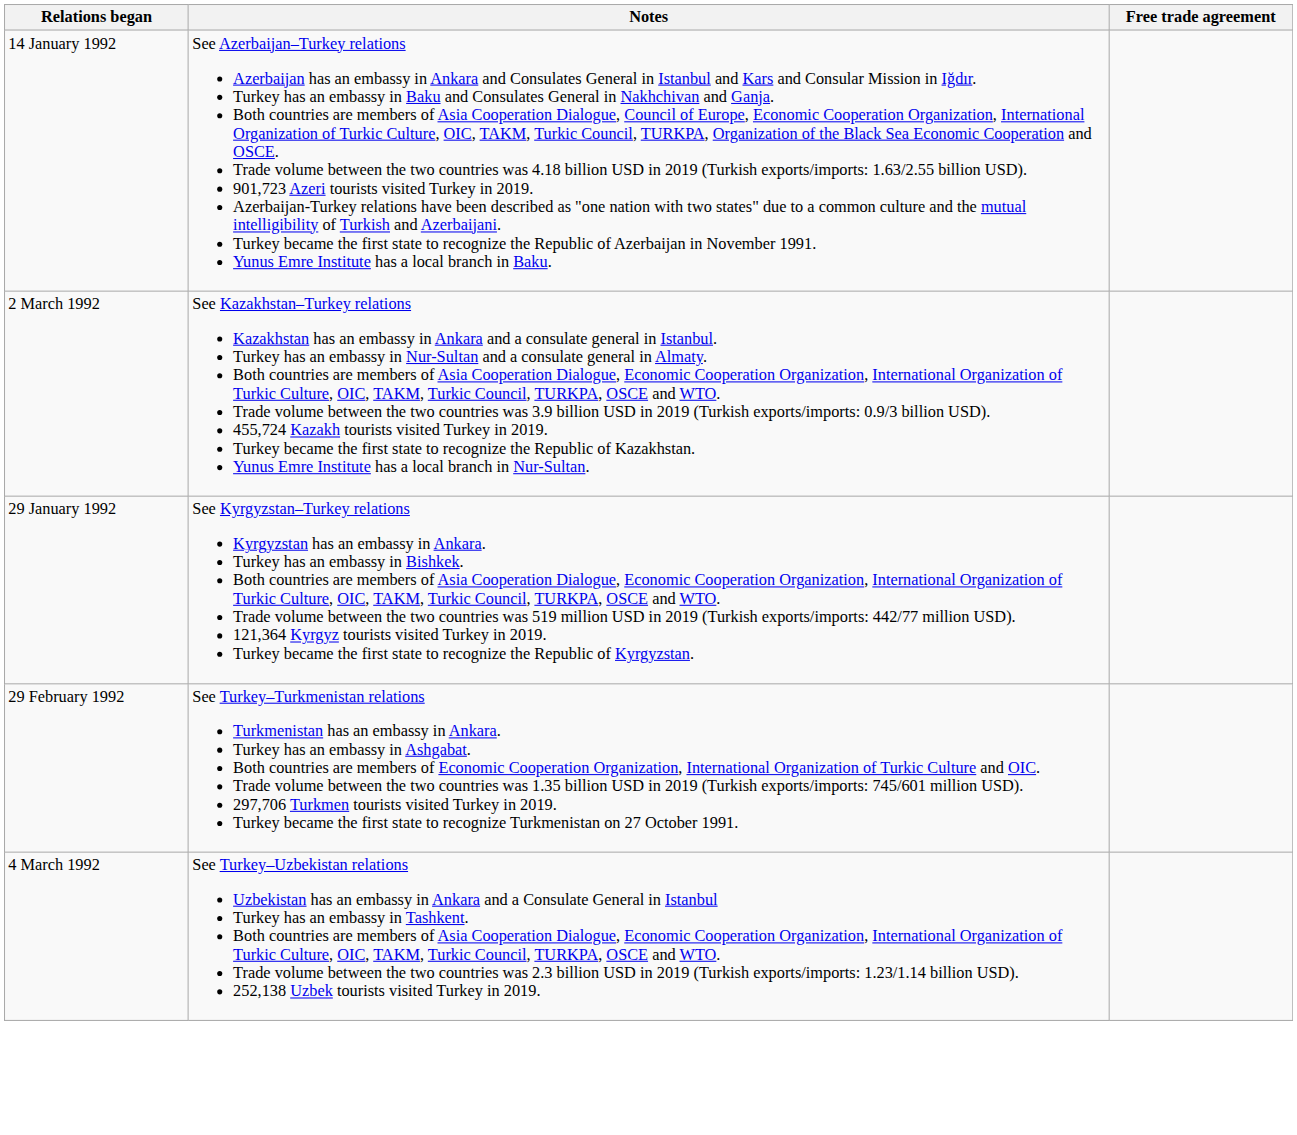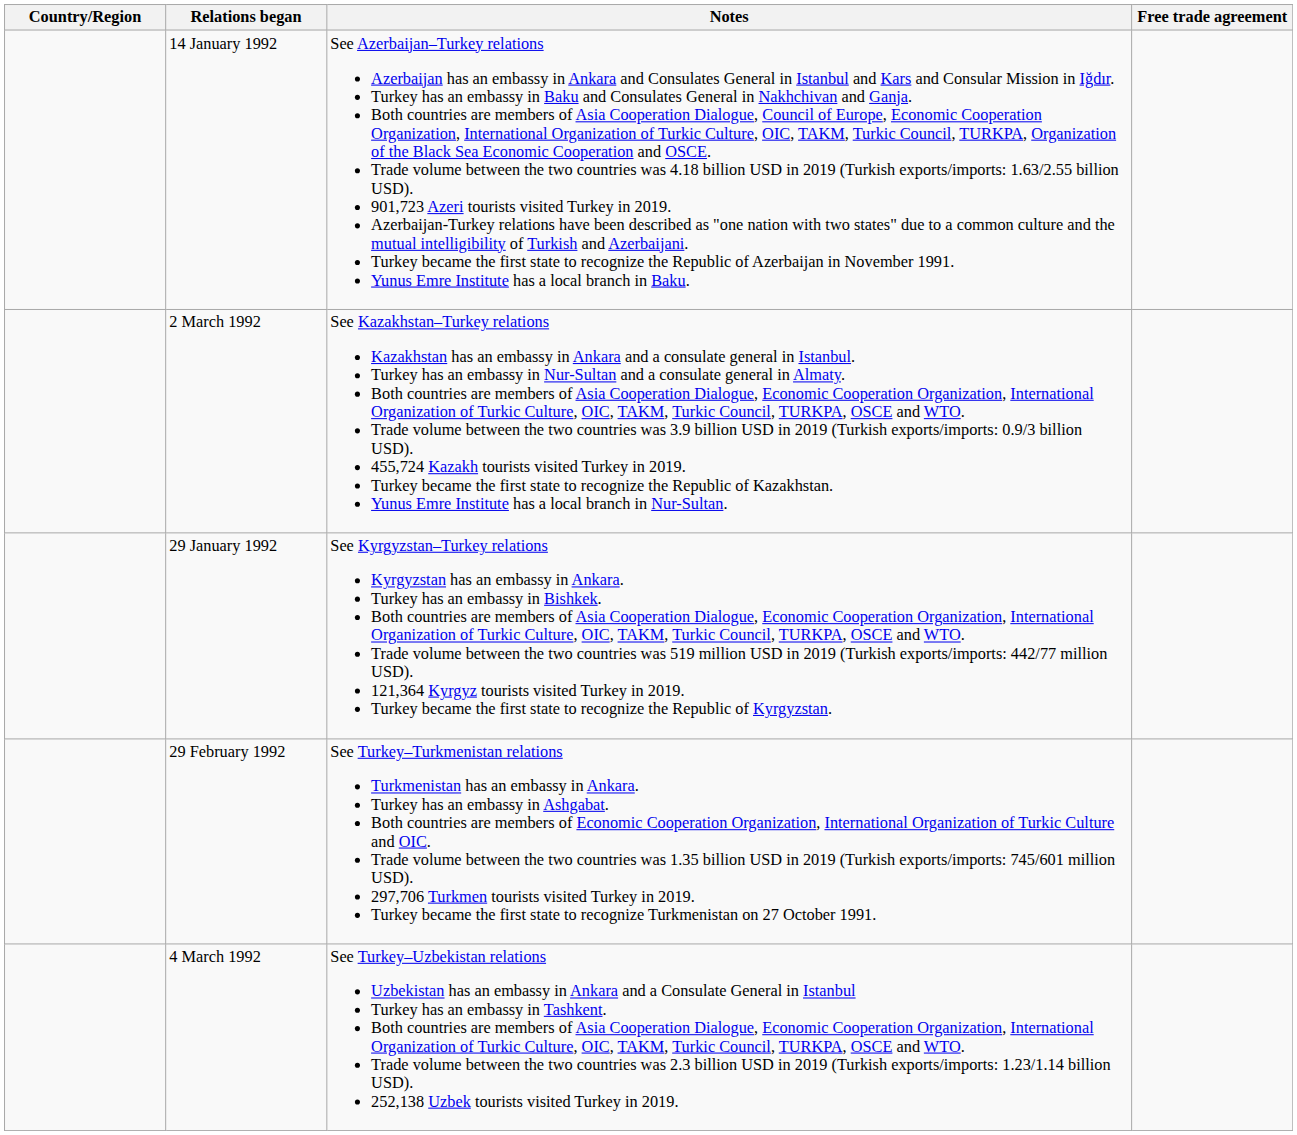+ column: (85, 17)
